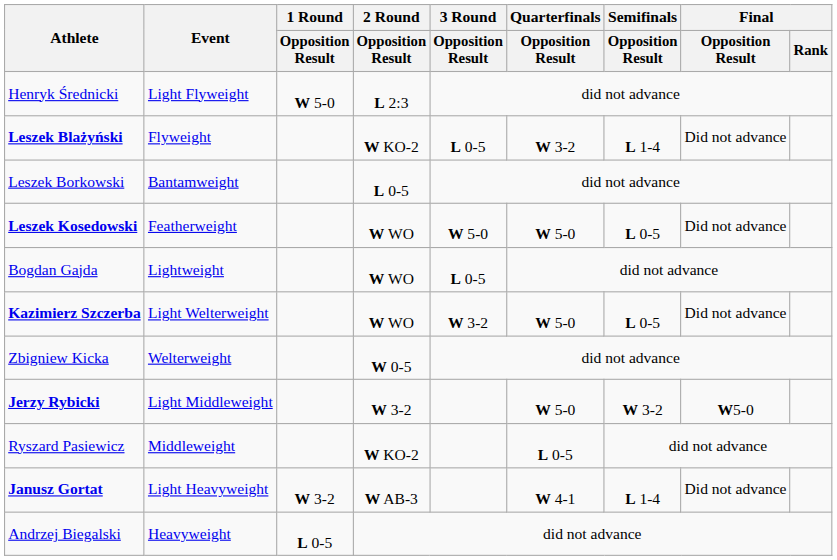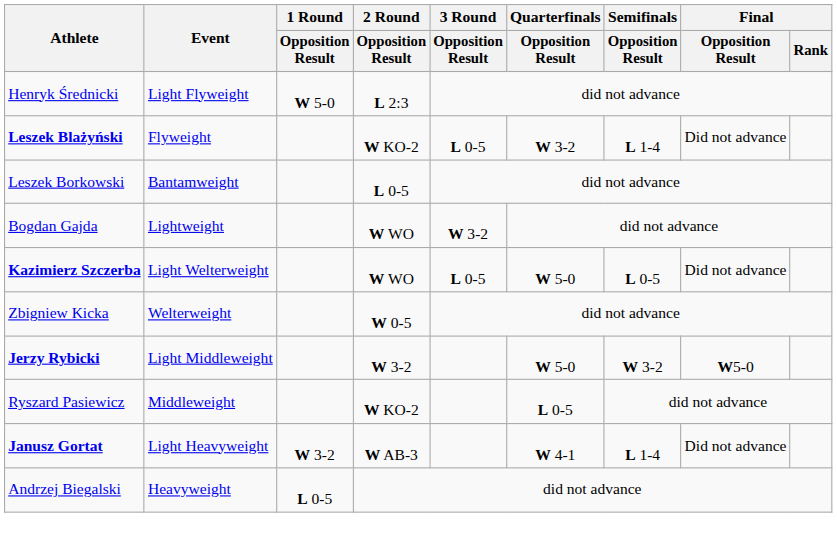- row: (73, 226)
(468, 279) L 0-5 -> (468, 235) W 3-2
(468, 323) W 3-2 -> (468, 279) L 0-5
